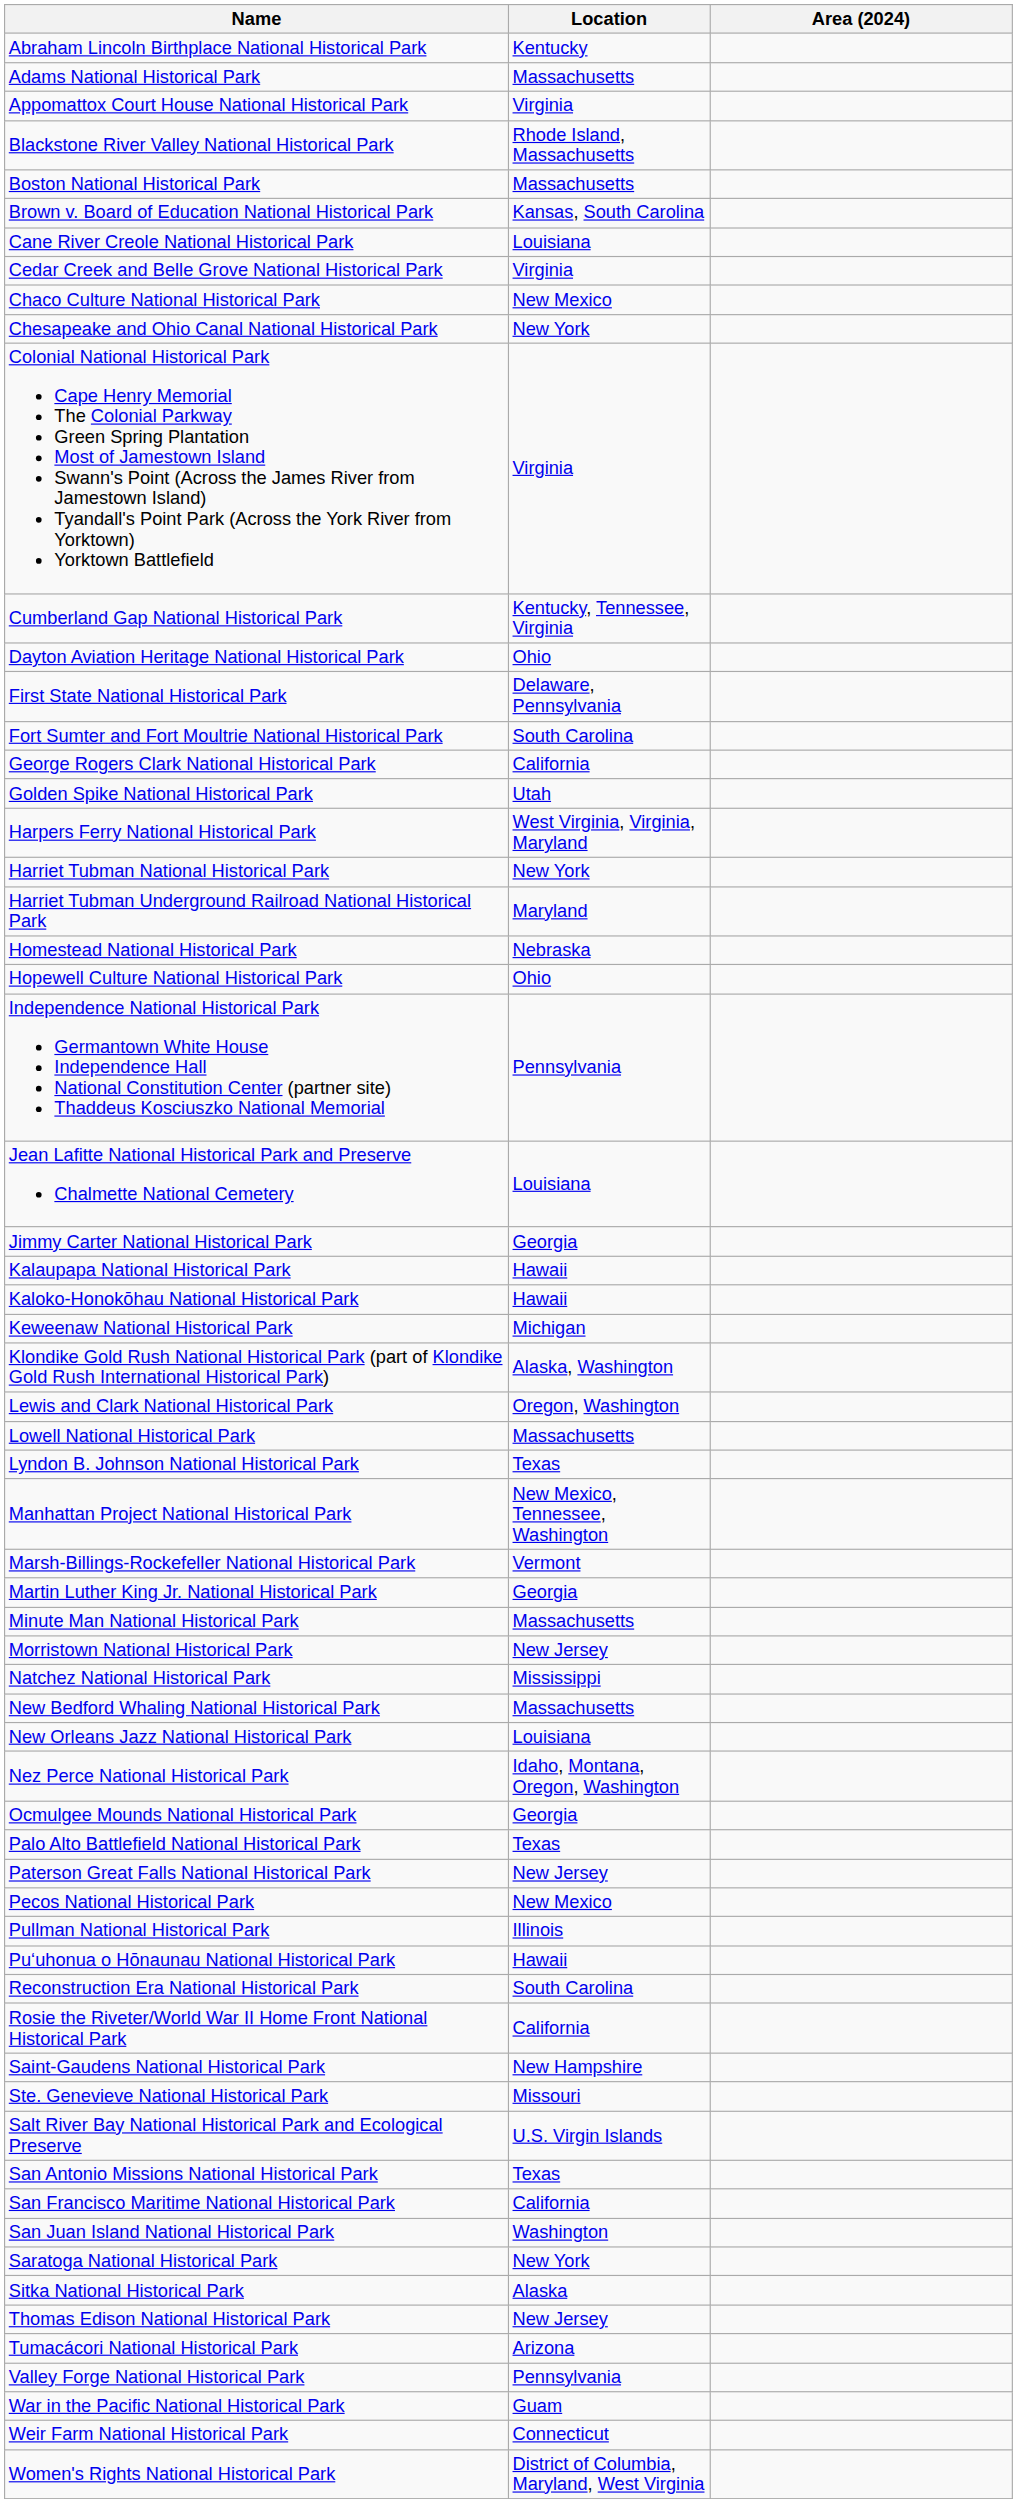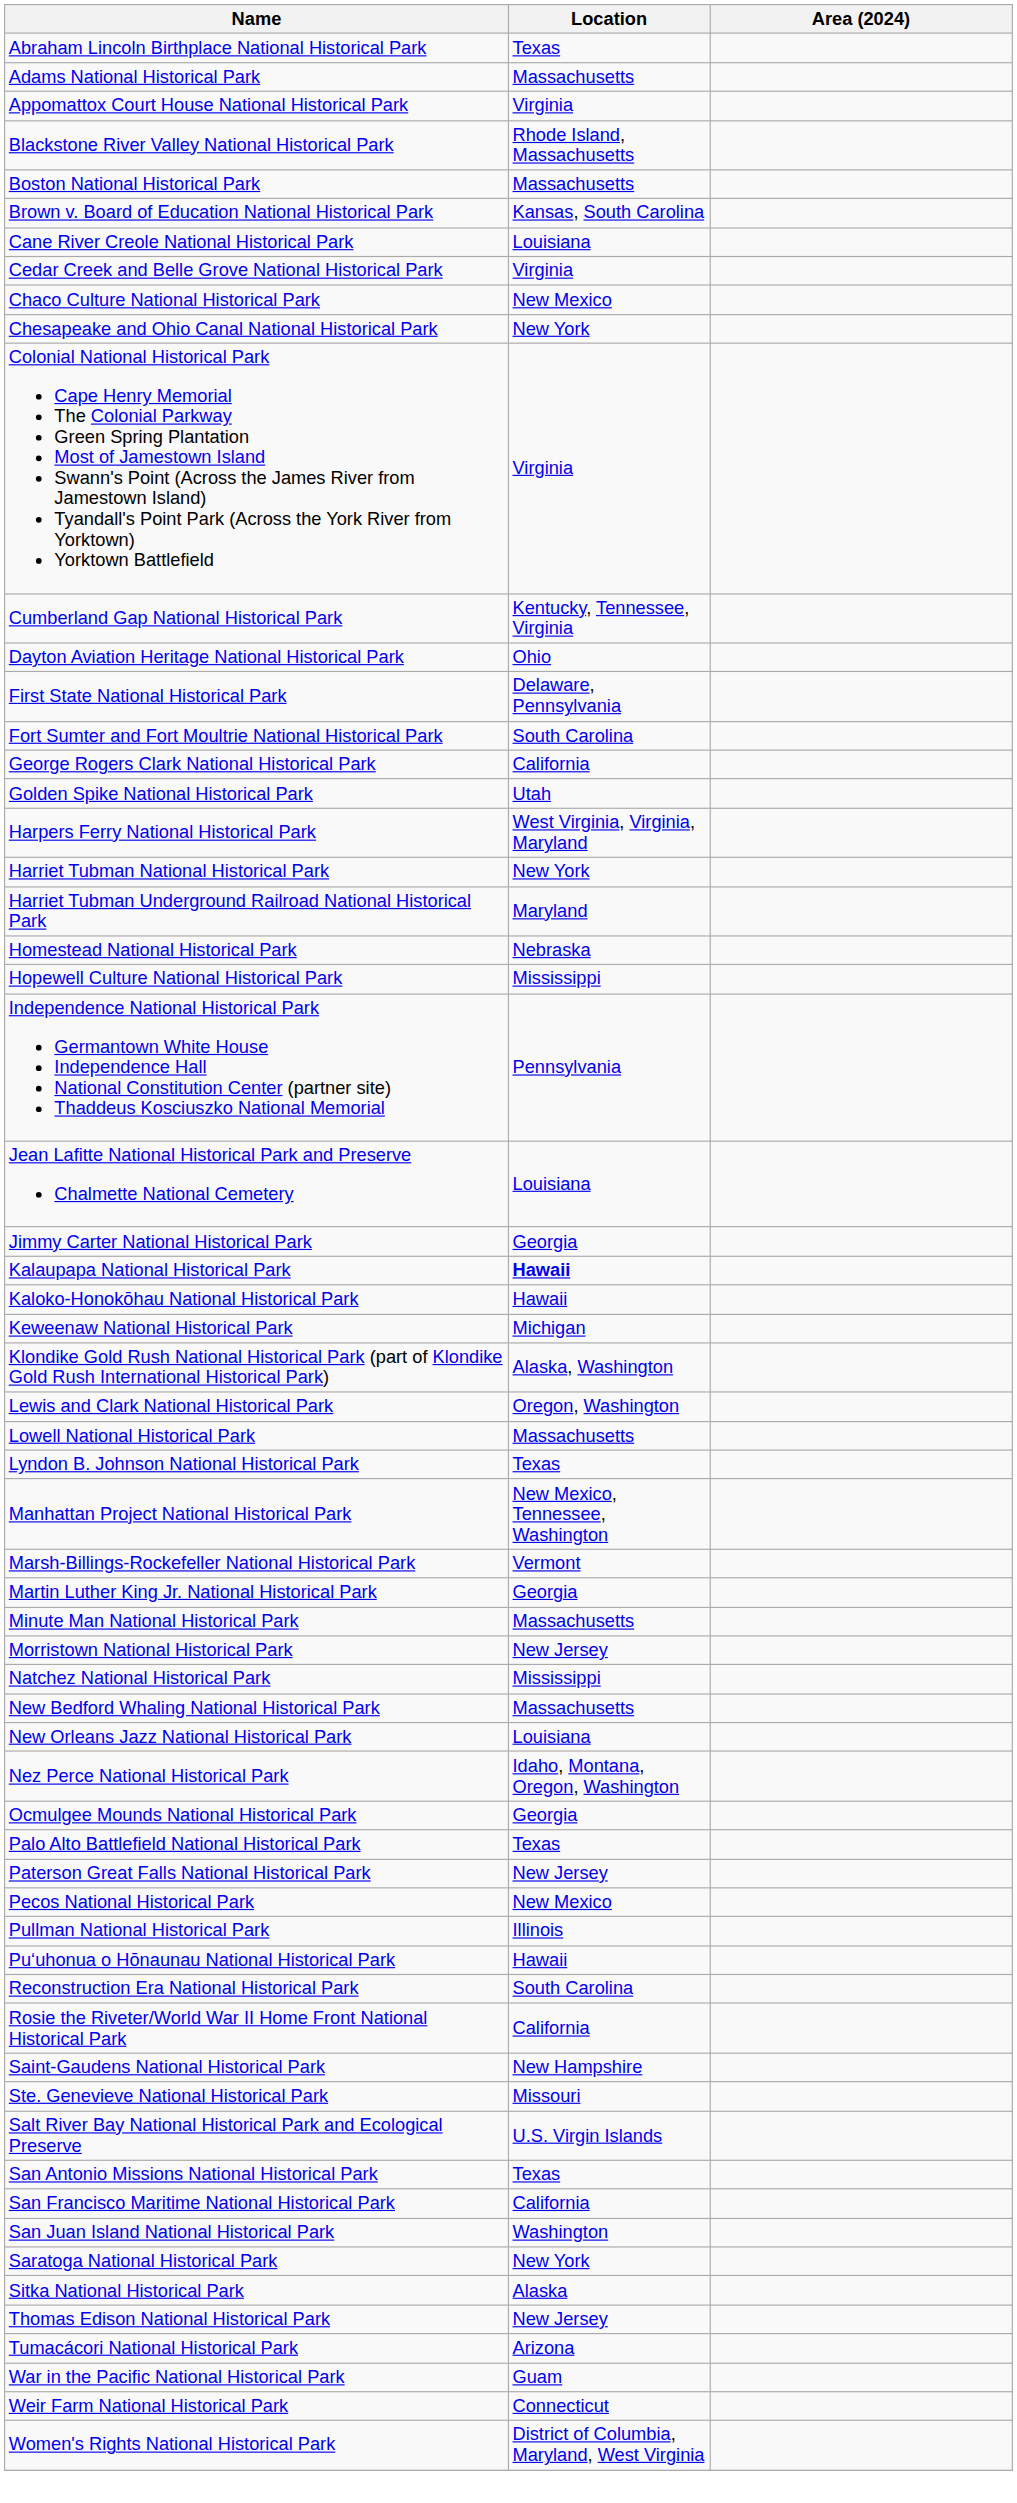(550, 47) Kentucky -> (536, 47) Texas
(532, 979) Ohio -> (557, 979) Mississippi
(540, 1270) normal -> (541, 1270) bold
- row: (157, 2377)
